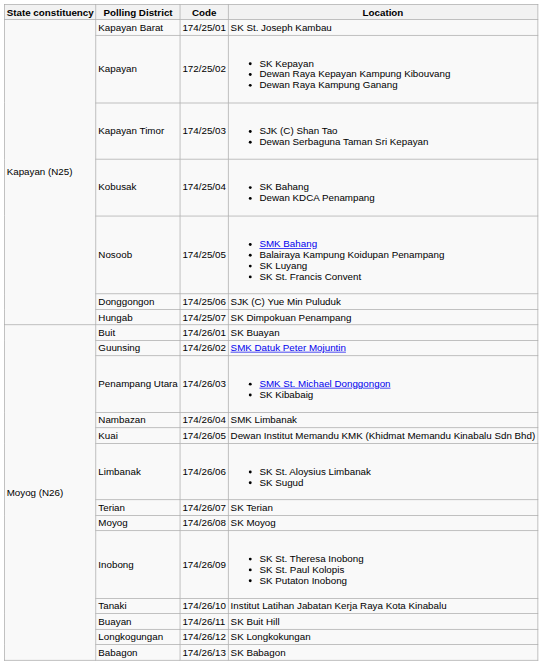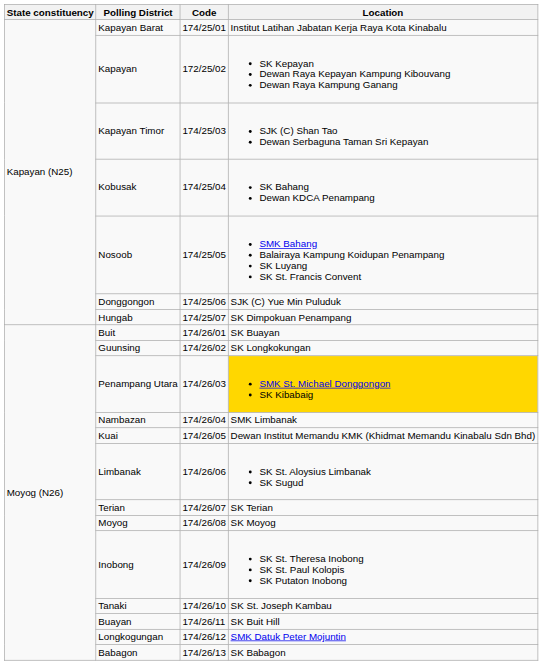(281, 27) SK St. Joseph Kambau -> (339, 27) Institut Latihan Jabatan Kerja Raya Kota Kinabalu
(288, 348) SMK Datuk Peter Mojuntin -> (271, 348) SK Longkokungan
(383, 389) no background -> (383, 389) gold background
(339, 605) Institut Latihan Jabatan Kerja Raya Kota Kinabalu -> (281, 605) SK St. Joseph Kambau
(271, 636) SK Longkokungan -> (288, 636) SMK Datuk Peter Mojuntin
